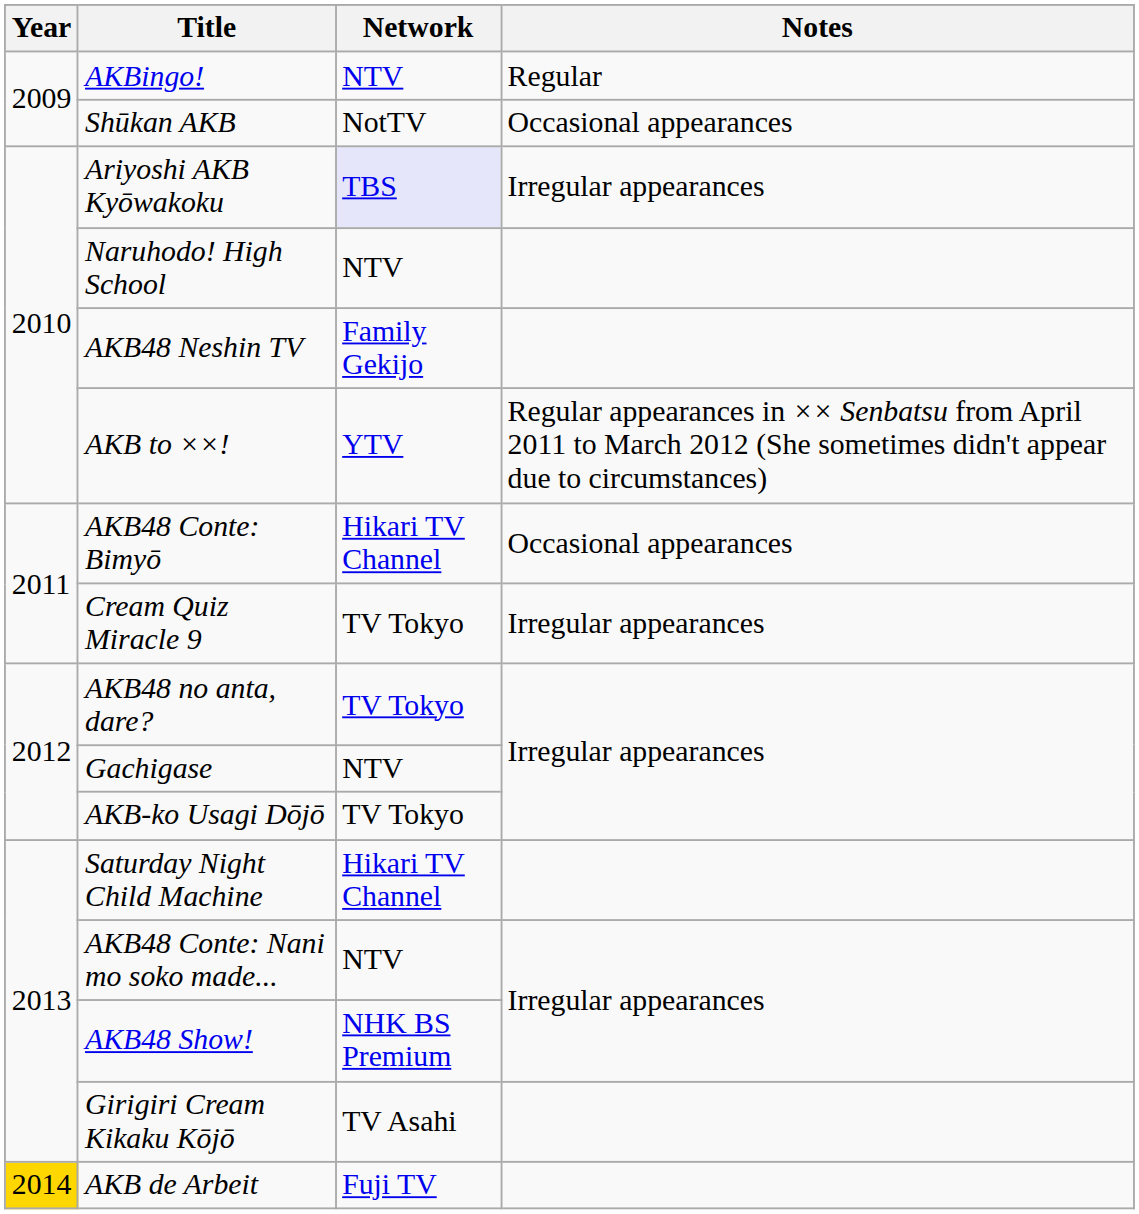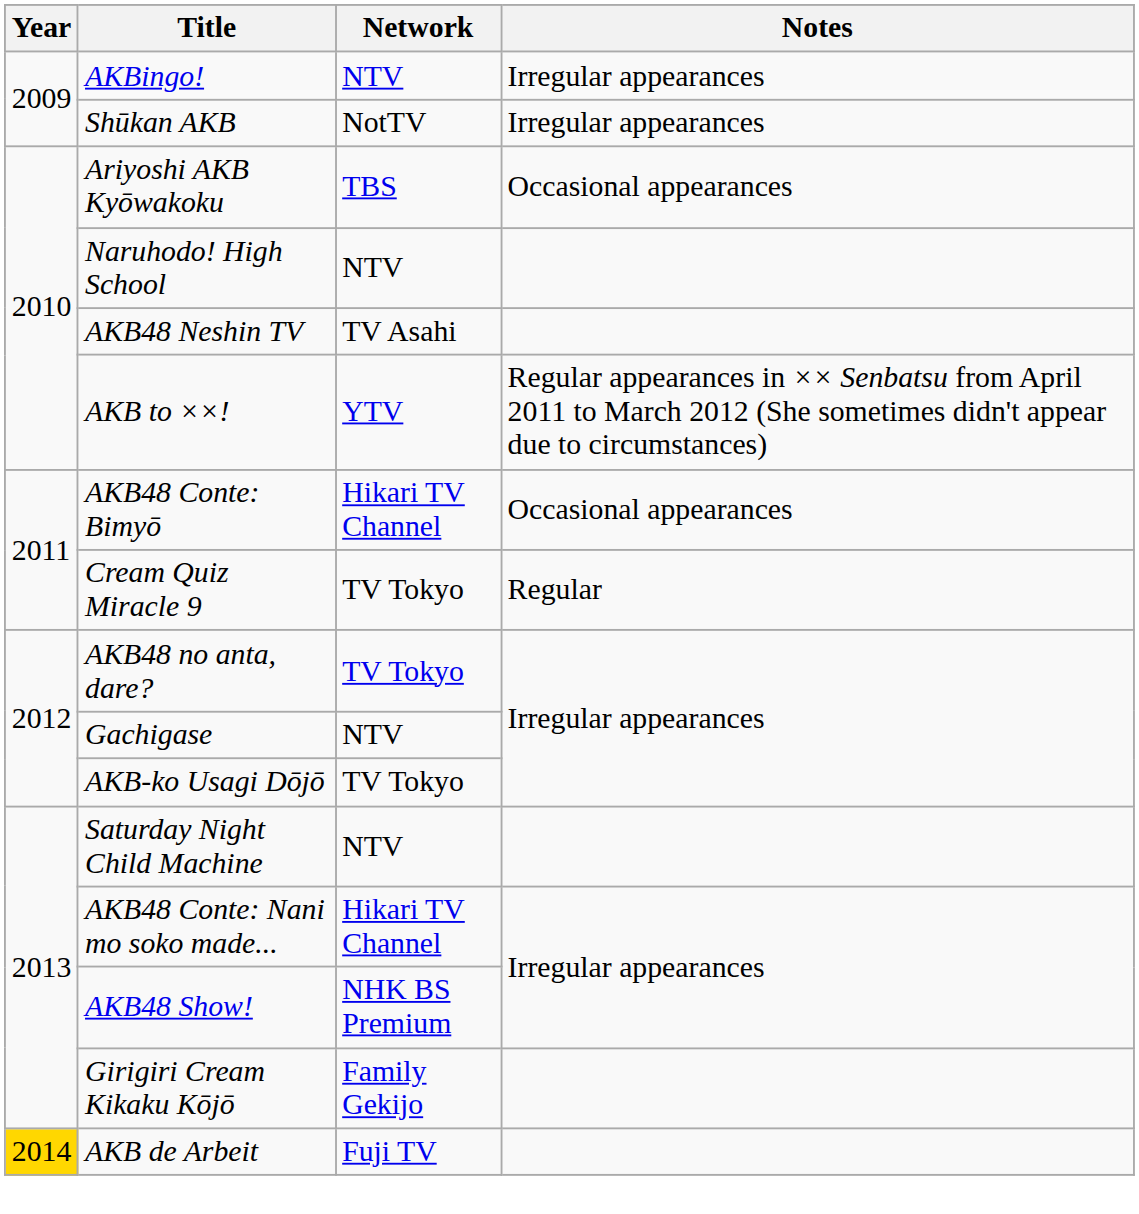(555, 75) Regular -> (636, 75) Irregular appearances
(650, 122) Occasional appearances -> (636, 122) Irregular appearances
(369, 186) lavender background -> (369, 186) no background
(636, 186) Irregular appearances -> (650, 186) Occasional appearances
(384, 347) Family Gekijo -> (399, 331) TV Asahi
(636, 623) Irregular appearances -> (555, 589) Regular
(403, 879) Hikari TV Channel -> (373, 845) NTV
(373, 959) NTV -> (403, 926) Hikari TV Channel
(399, 1121) TV Asahi -> (384, 1087) Family Gekijo
